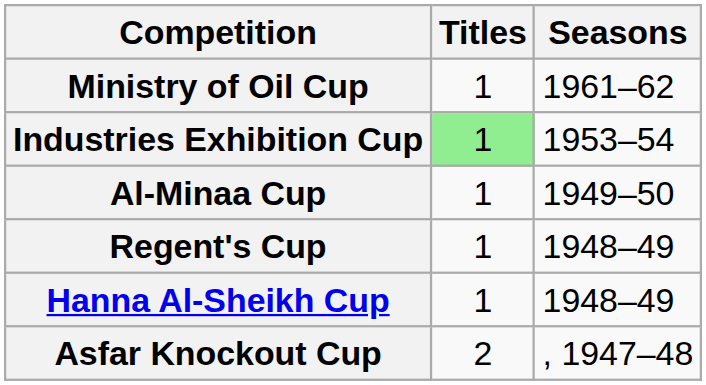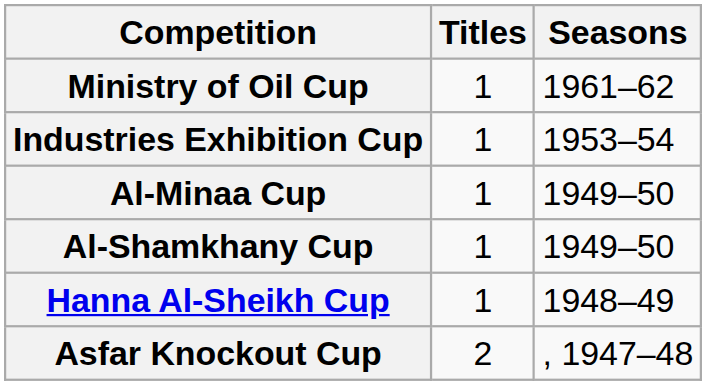(483, 139) lightgreen background -> (483, 139) no background
+ row: (218, 247)
- row: (218, 247)
